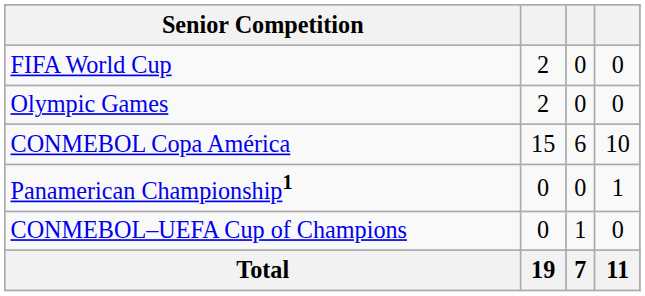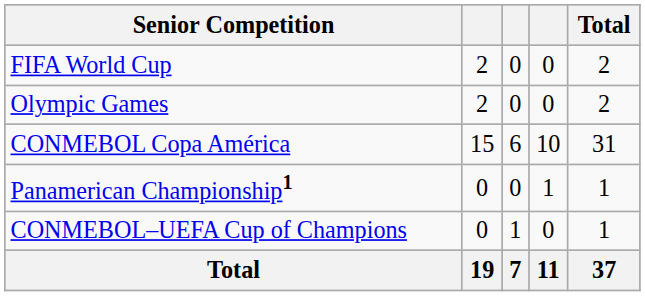+ column: (604, 24)
